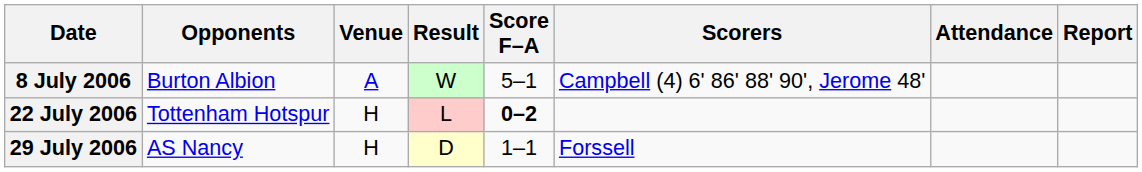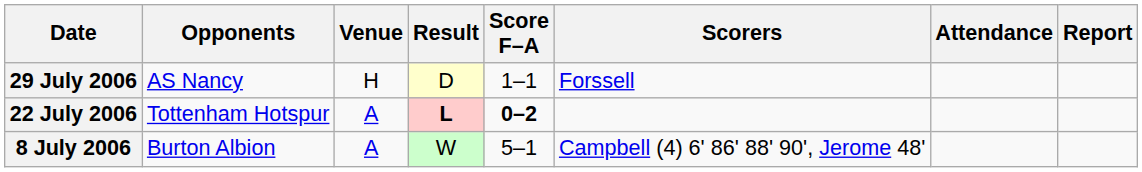rows swapped: (73, 80) <-> (73, 148)
(371, 114) H -> (371, 114) A
(446, 114) normal -> (446, 114) bold
